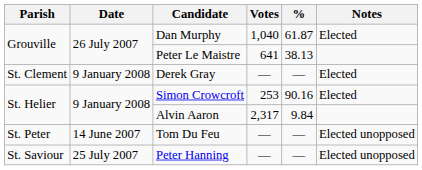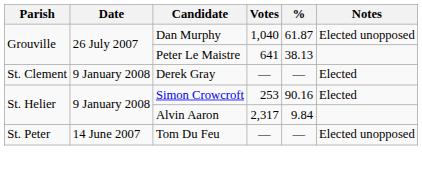(338, 34) Elected -> (367, 34) Elected unopposed
- row: (192, 154)
